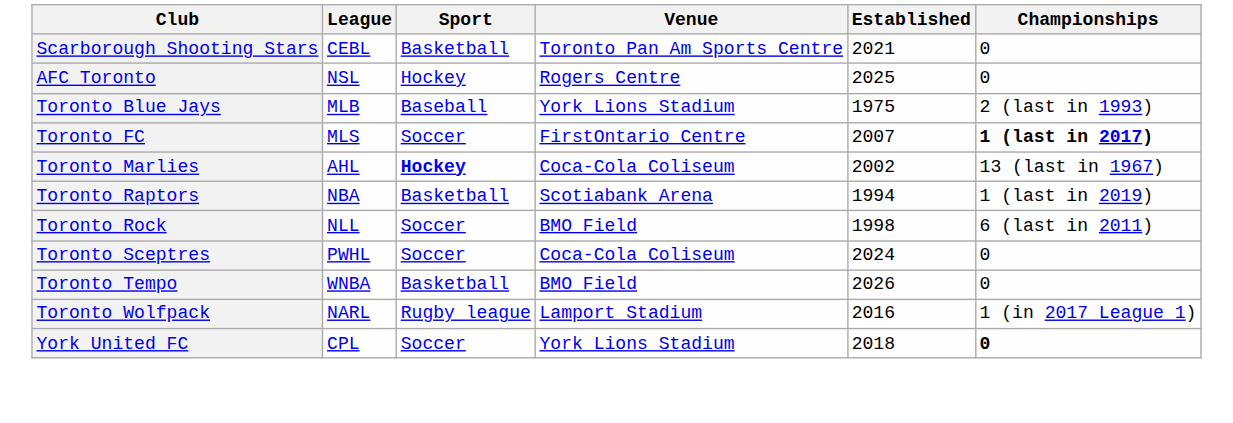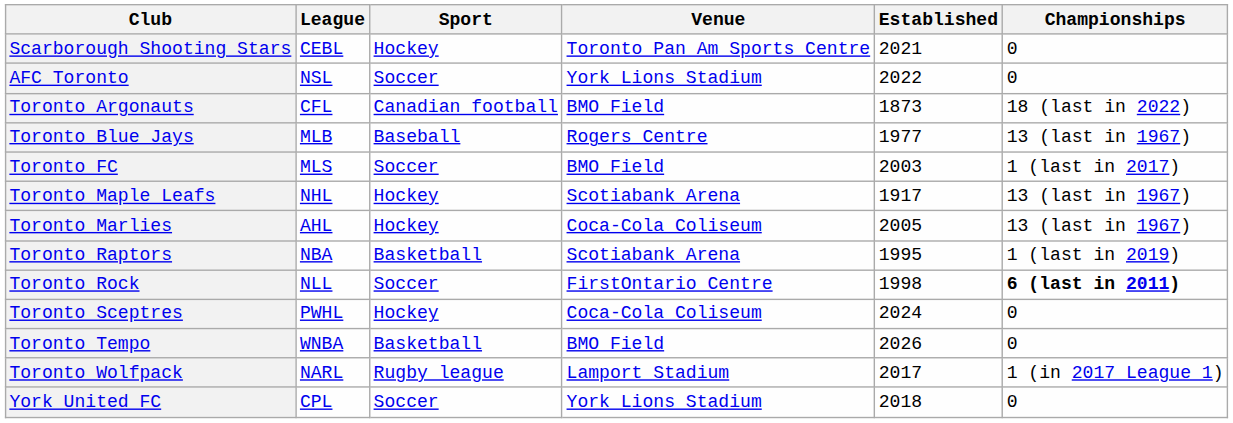(455, 49) Basketball -> (406, 49) Hockey
(433, 78) Hockey -> (406, 78) Soccer
(610, 78) Rogers Centre -> (664, 78) York Lions Stadium
(873, 78) 2025 -> (900, 78) 2022
+ row: (102, 108)
(637, 108) York Lions Stadium -> (637, 137) Rogers Centre
(873, 108) 1975 -> (900, 137) 1977
(1066, 108) 2 (last in 1993) -> (1099, 137) 13 (last in 1967)
(642, 137) FirstOntario Centre -> (615, 167) BMO Field
(873, 137) 2007 -> (900, 167) 2003
(1066, 137) bold -> (1093, 167) normal
+ row: (112, 196)
(433, 167) bold -> (406, 226) normal
(873, 167) 2002 -> (900, 226) 2005
(873, 196) 1994 -> (900, 255) 1995
(588, 226) BMO Field -> (670, 284) FirstOntario Centre
(1066, 226) normal -> (1093, 284) bold
(433, 255) Soccer -> (406, 314) Hockey
(873, 314) 2016 -> (900, 373) 2017
(985, 343) bold -> (1012, 402) normal
